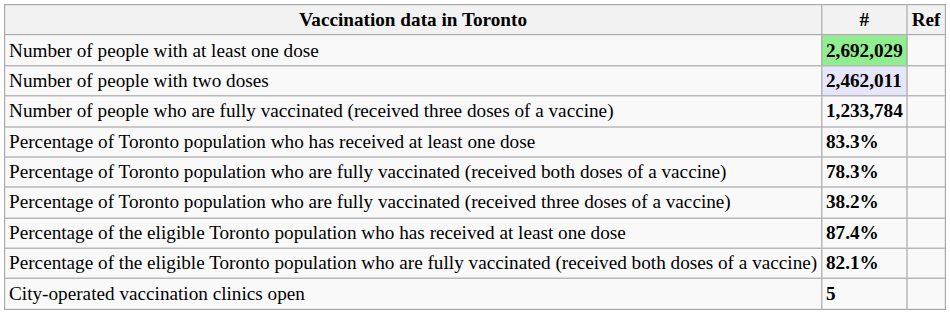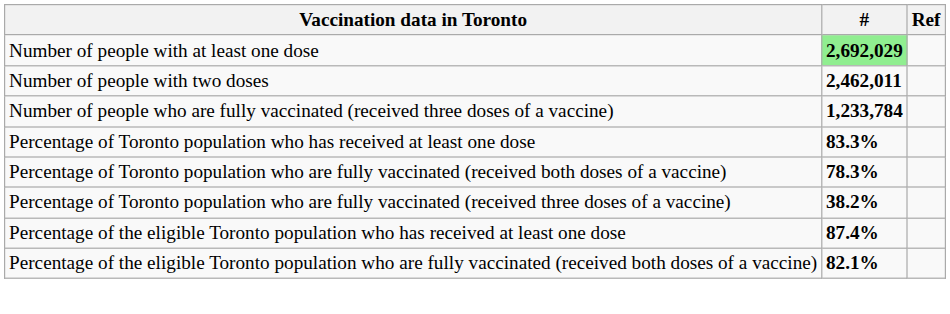(864, 80) lavender background -> (864, 80) no background
- row: (157, 293)
